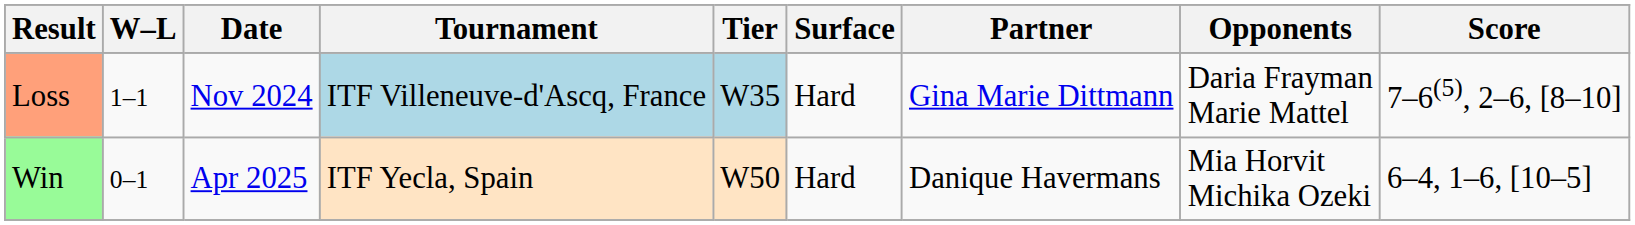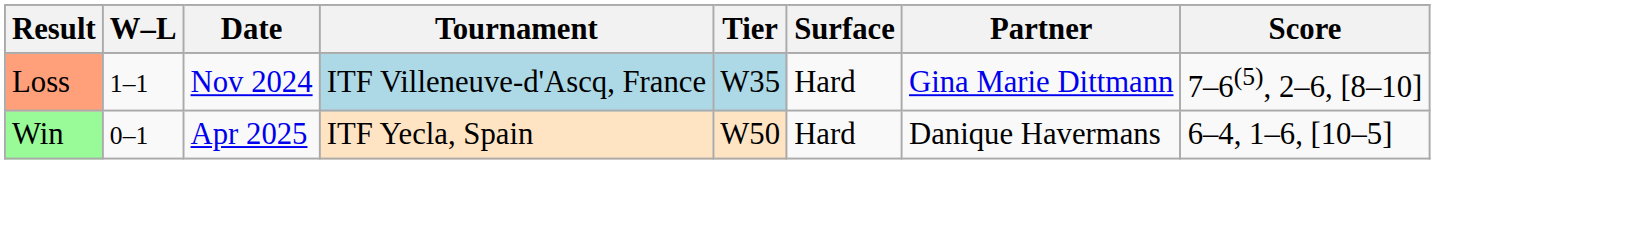- column: (1280, 28)
